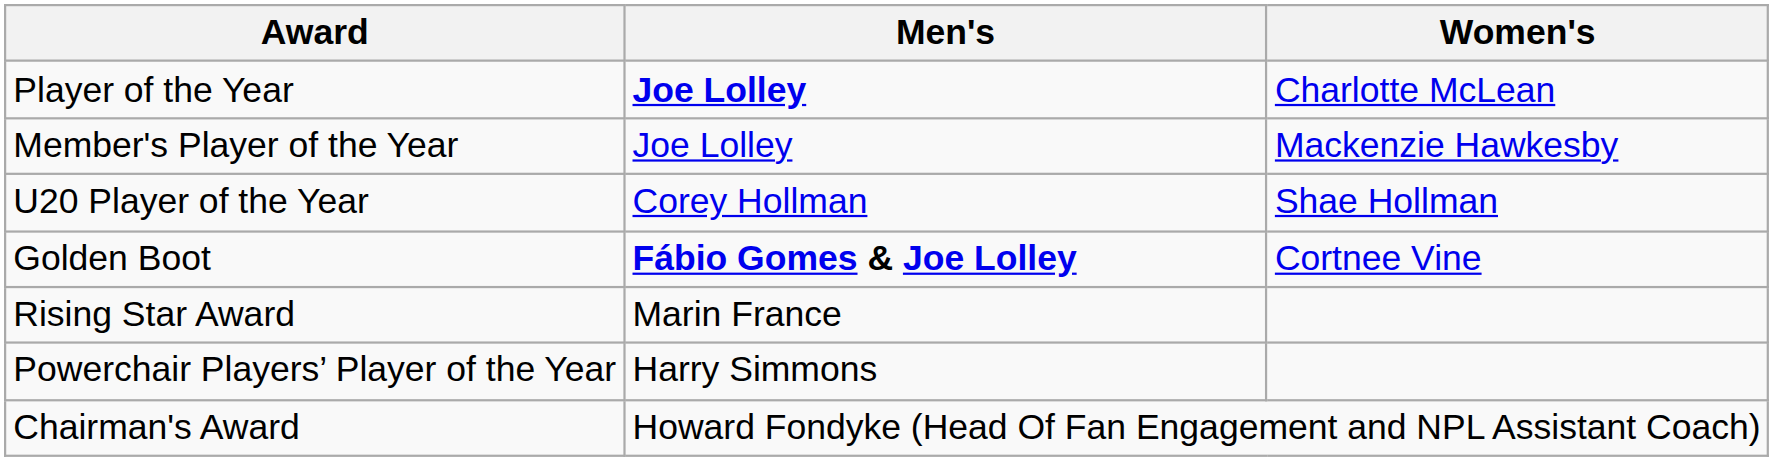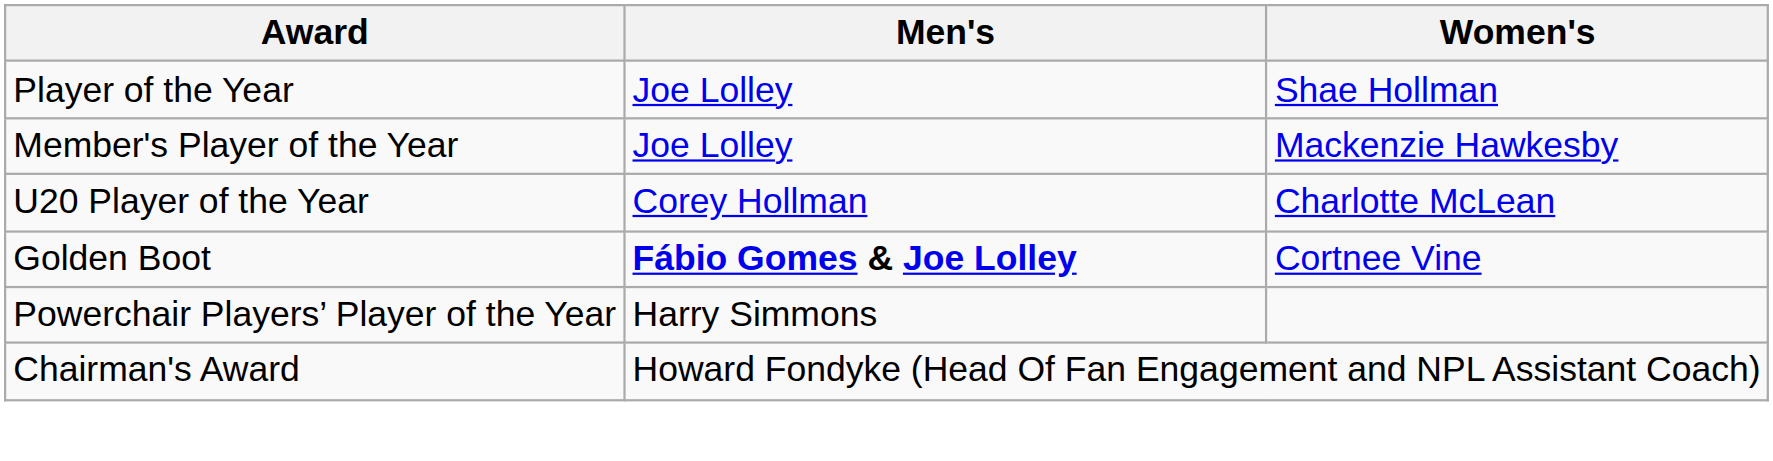(719, 88) bold -> (712, 88) normal
(1415, 88) Charlotte McLean -> (1386, 88) Shae Hollman
(1386, 201) Shae Hollman -> (1415, 201) Charlotte McLean
- row: (154, 314)
